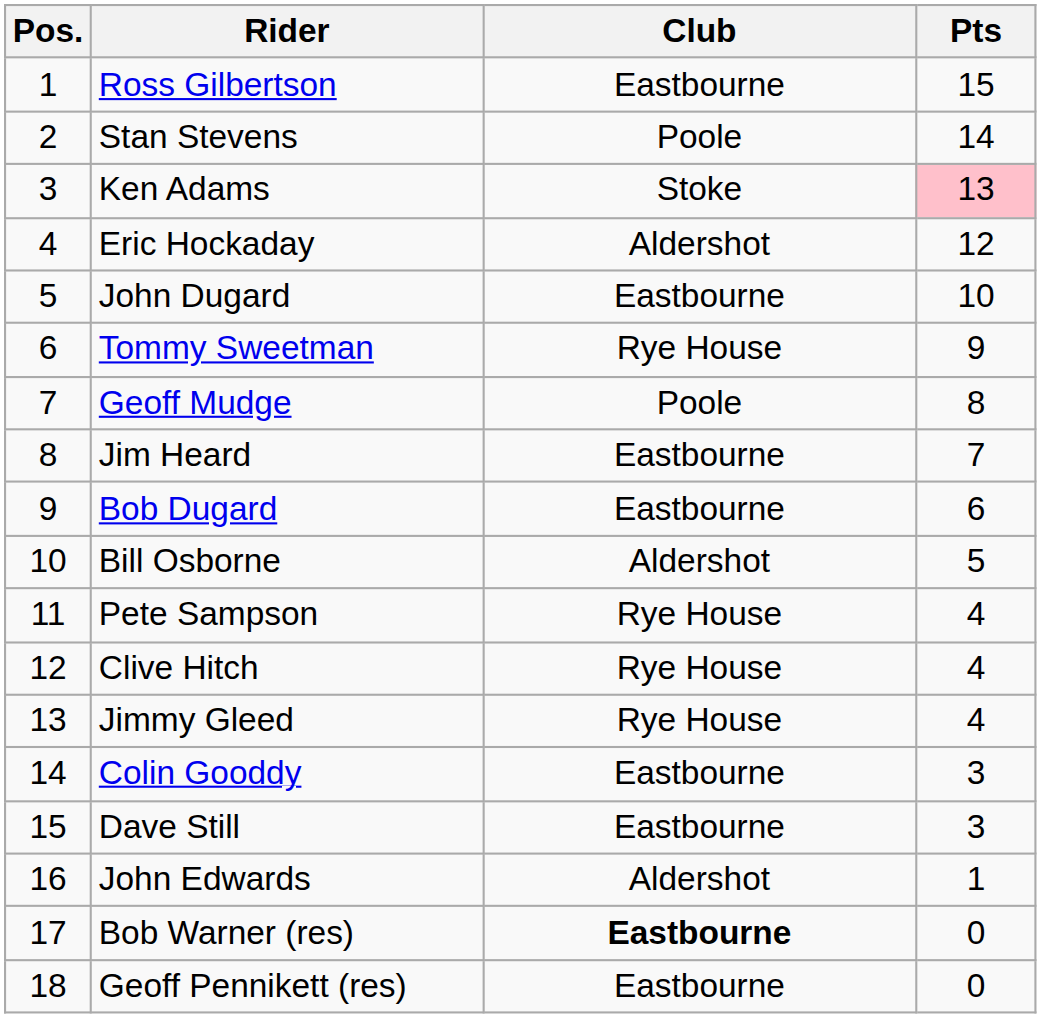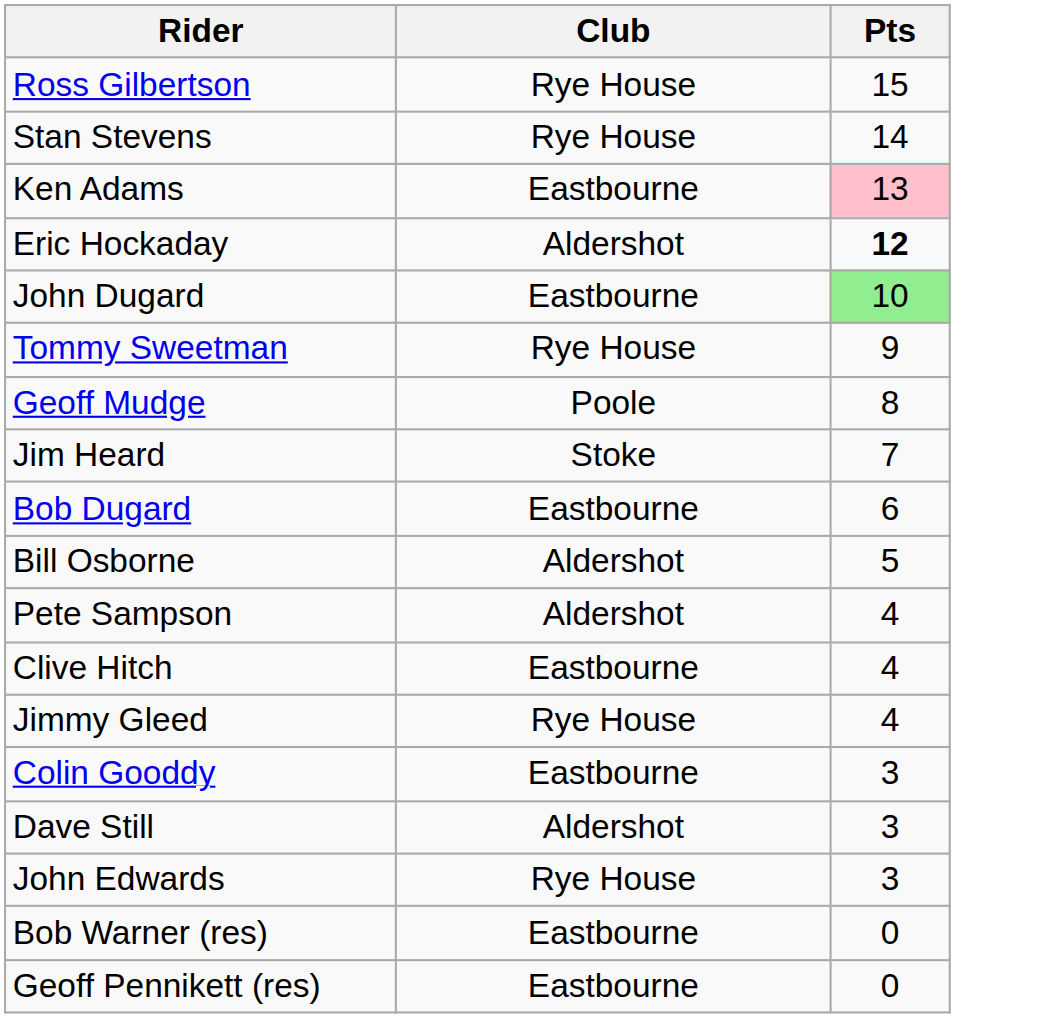- column: (48, 31)
(699, 84) Eastbourne -> (613, 84) Rye House
(699, 137) Poole -> (613, 137) Rye House
(699, 190) Stoke -> (613, 190) Eastbourne
(976, 243) normal -> (890, 243) bold
(976, 296) no background -> (890, 296) lightgreen background
(699, 455) Eastbourne -> (613, 455) Stoke
(699, 614) Rye House -> (613, 614) Aldershot
(699, 667) Rye House -> (613, 667) Eastbourne
(699, 826) Eastbourne -> (613, 826) Aldershot
(699, 879) Aldershot -> (613, 879) Rye House
(976, 879) 1 -> (890, 879) 3
(699, 932) bold -> (613, 932) normal
